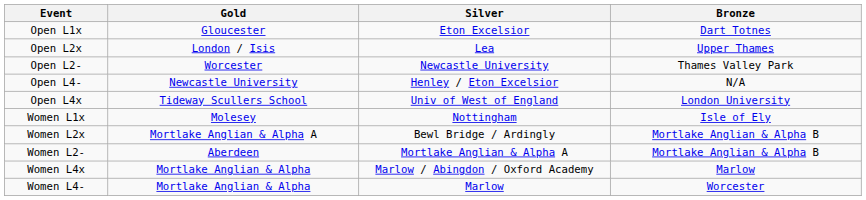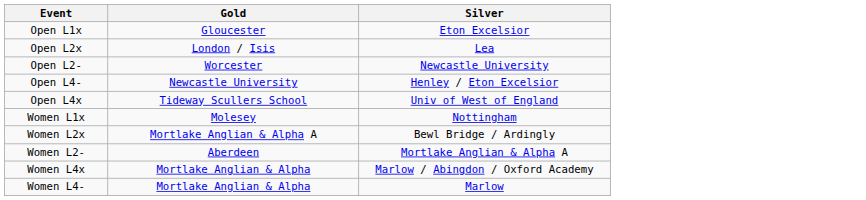- column: (736, 13)
